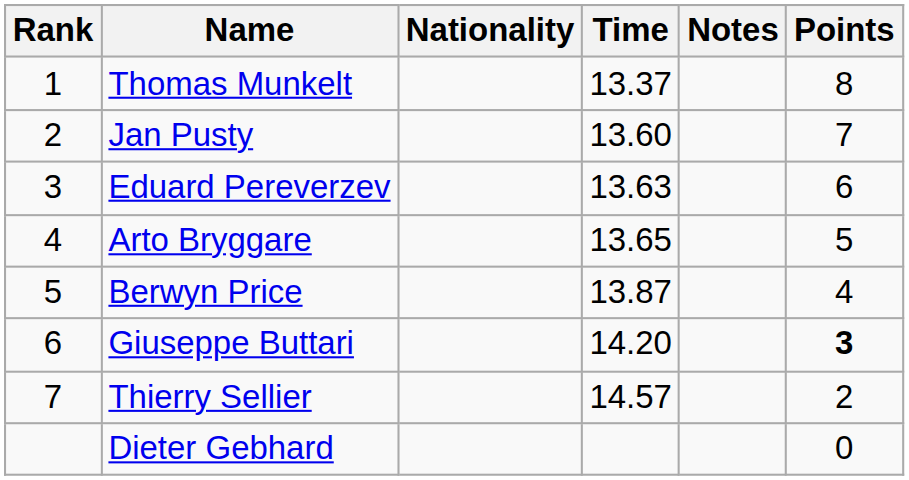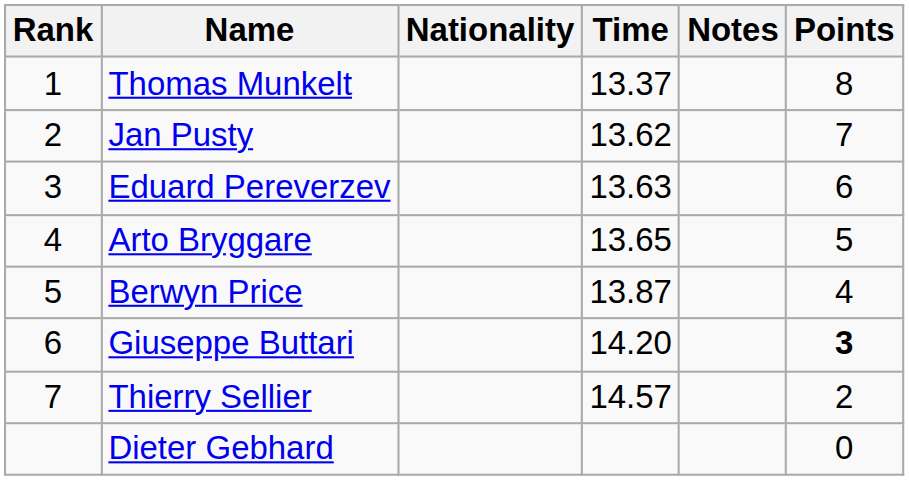(631, 135) 13.60 -> (631, 135) 13.62
